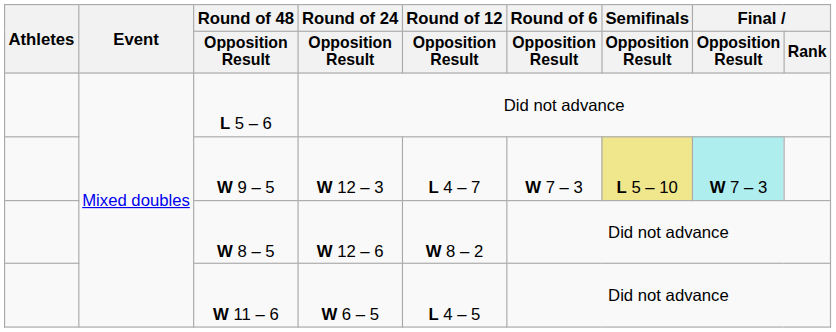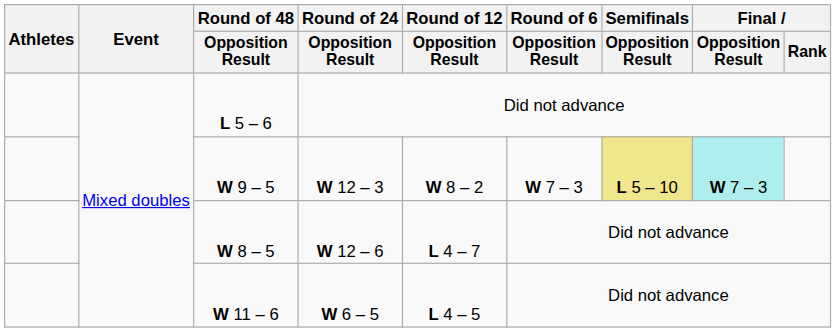(454, 187) L 4 – 7 -> (454, 187) W 8 – 2
(454, 251) W 8 – 2 -> (454, 251) L 4 – 7
